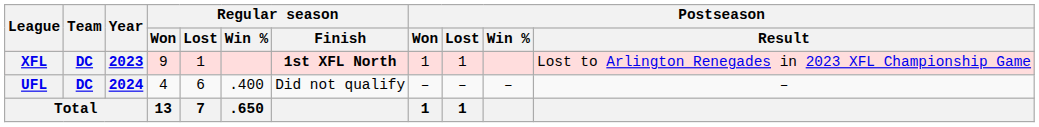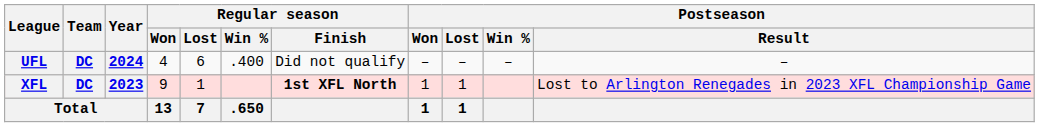rows swapped: (34, 63) <-> (34, 87)
